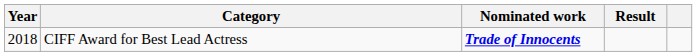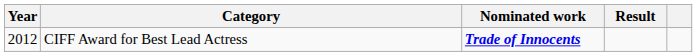(23, 39) 2018 -> (23, 39) 2012
